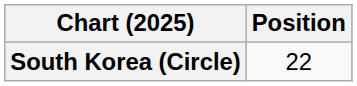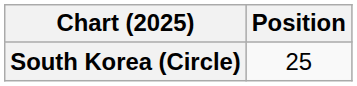(299, 61) 22 -> (299, 61) 25
